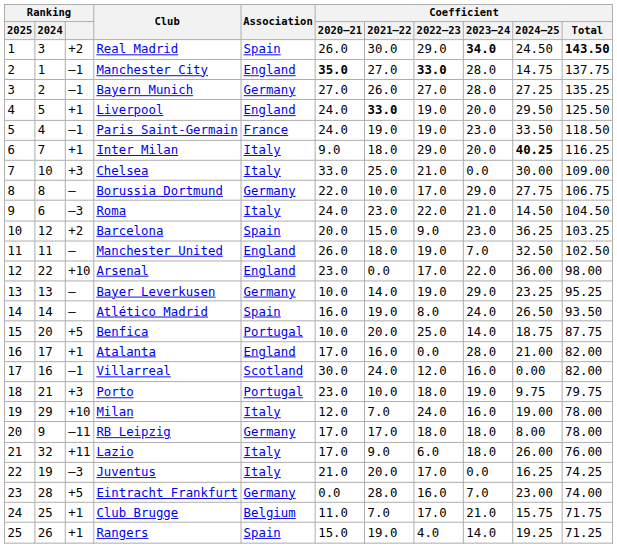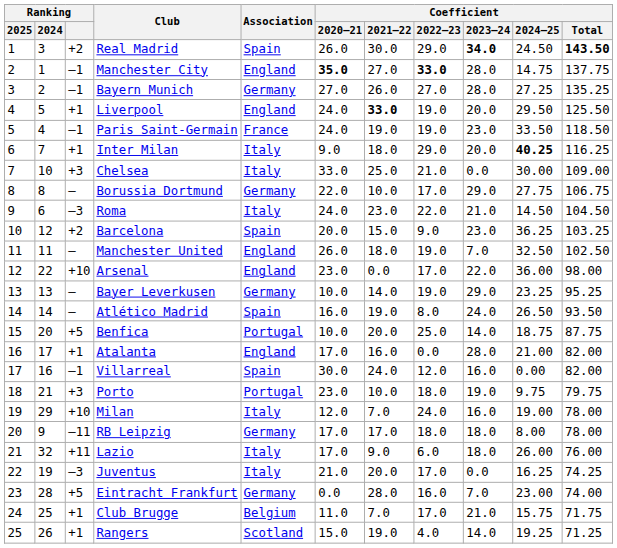(273, 372) Scotland -> (262, 372) Spain
(262, 533) Spain -> (273, 533) Scotland
